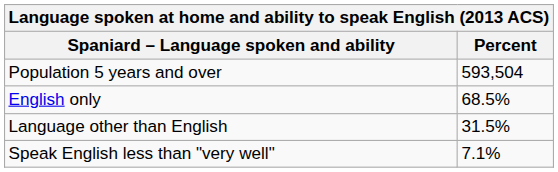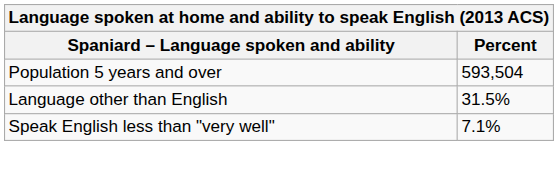- row: (55, 99)
